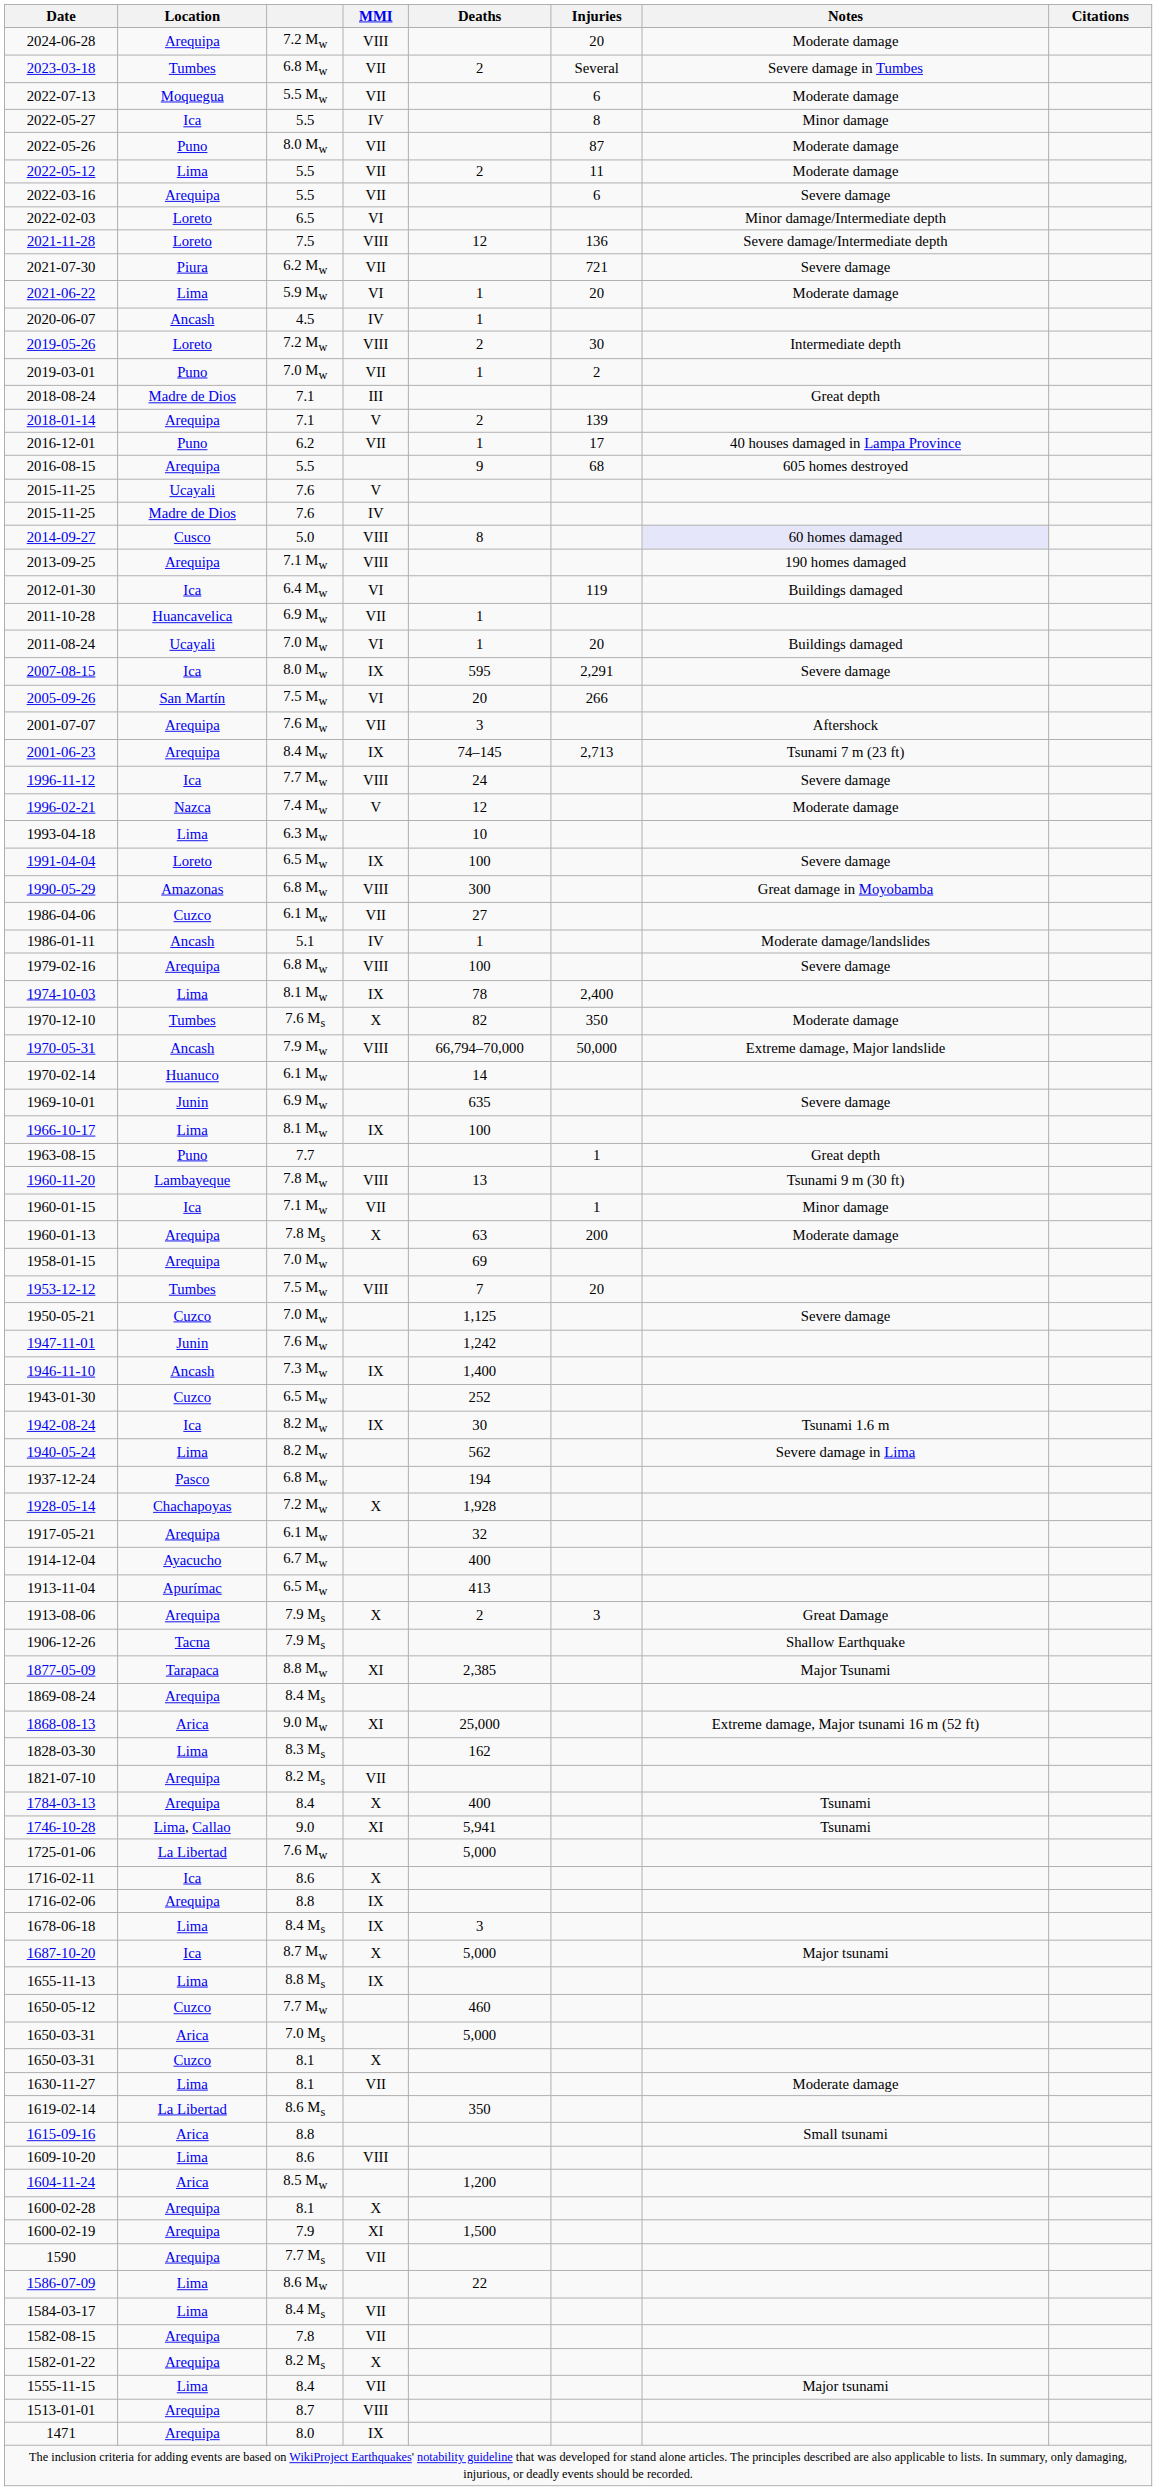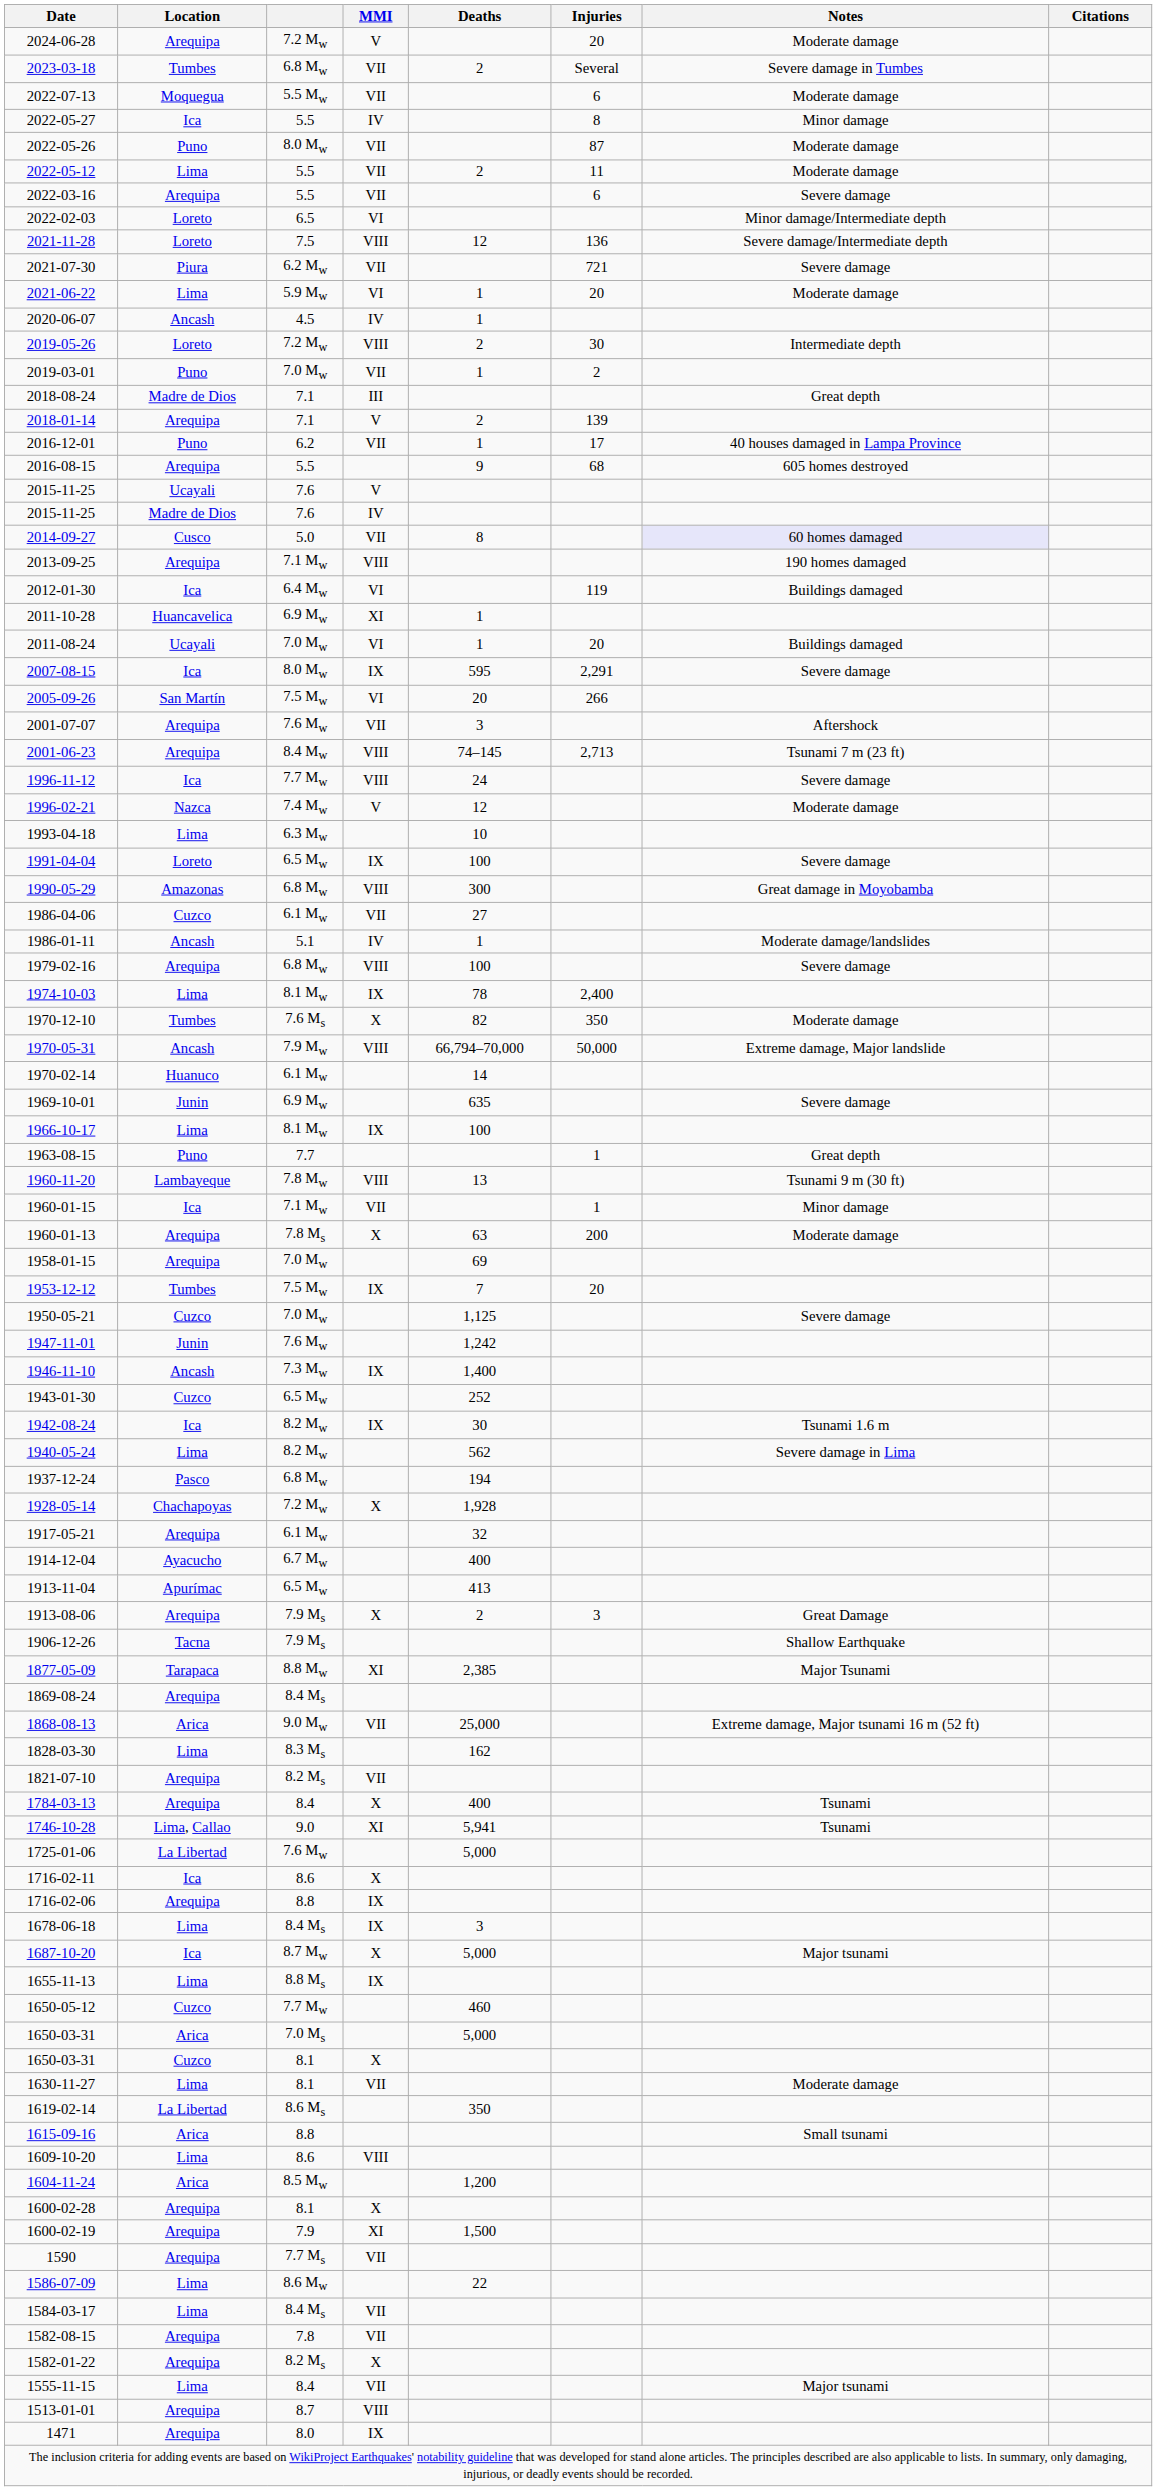(376, 41) VIII -> (376, 41) V
(376, 537) VIII -> (376, 537) VII
(376, 616) VII -> (376, 616) XI
(376, 752) IX -> (376, 752) VIII
(376, 1289) VIII -> (376, 1289) IX
(376, 1724) XI -> (376, 1724) VII
